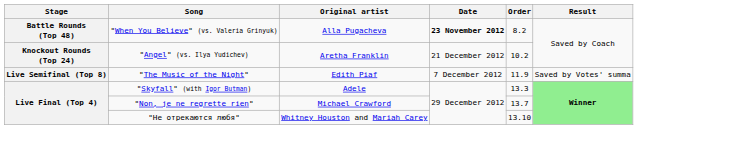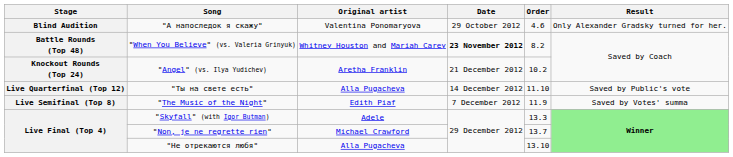+ row: (212, 25)
(354, 30) Alla Pugacheva -> (373, 44) Whitney Houston and Mariah Carey
+ row: (212, 88)
(354, 117) Whitney Houston and Mariah Carey -> (373, 145) Alla Pugacheva
